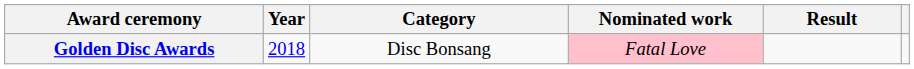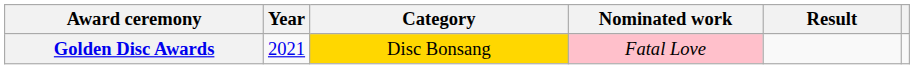(287, 48) 2018 -> (287, 48) 2021
(439, 48) no background -> (439, 48) gold background
